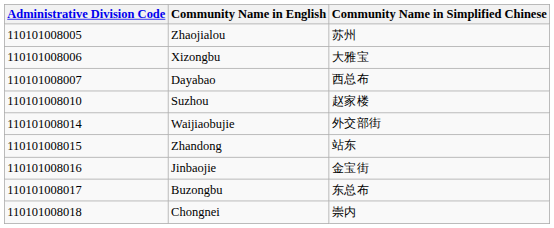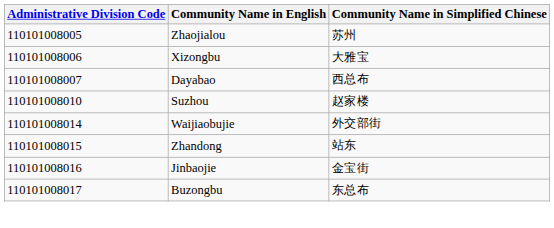- row: (195, 212)
